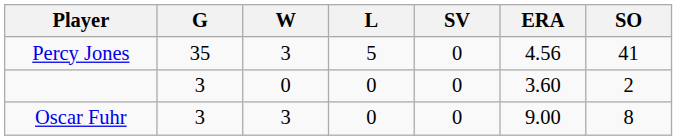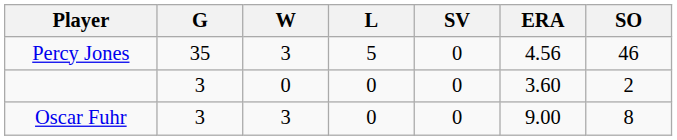(629, 53) 41 -> (629, 53) 46
